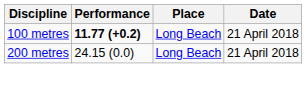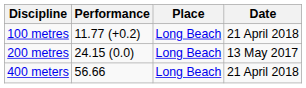(108, 33) bold -> (107, 33) normal
(263, 53) 21 April 2018 -> (263, 53) 13 May 2017
+ row: (38, 72)
